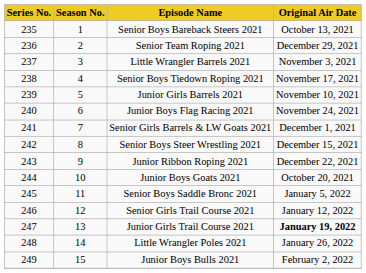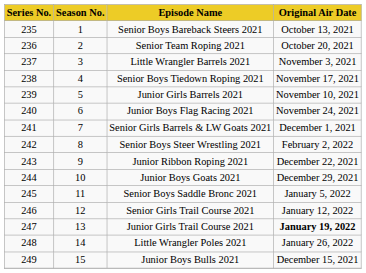(318, 45) December 29, 2021 -> (318, 45) October 20, 2021
(318, 144) December 15, 2021 -> (318, 144) February 2, 2022
(318, 177) October 20, 2021 -> (318, 177) December 29, 2021
(318, 260) February 2, 2022 -> (318, 260) December 15, 2021
